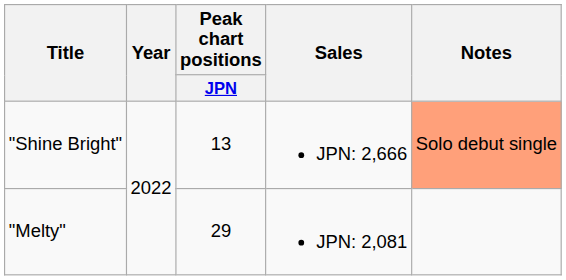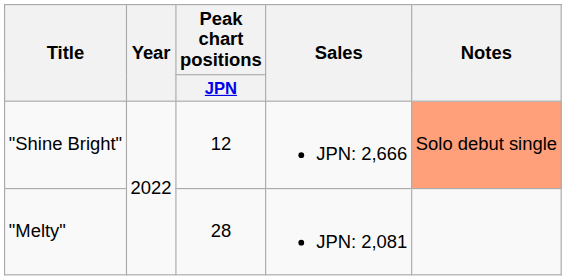(221, 144) 13 -> (221, 144) 12
(221, 231) 29 -> (221, 231) 28
